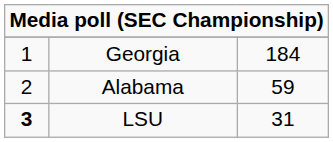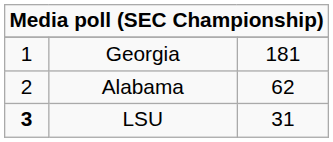(283, 53) 184 -> (283, 53) 181
(283, 86) 59 -> (283, 86) 62
